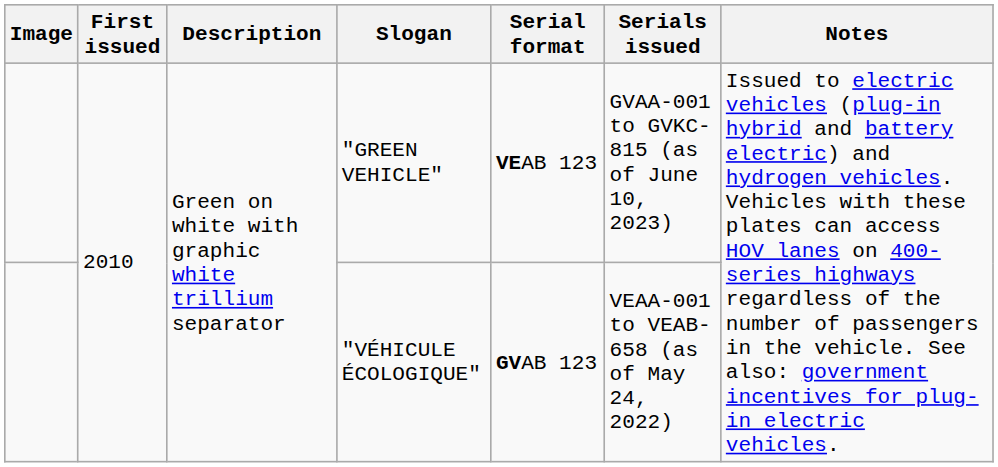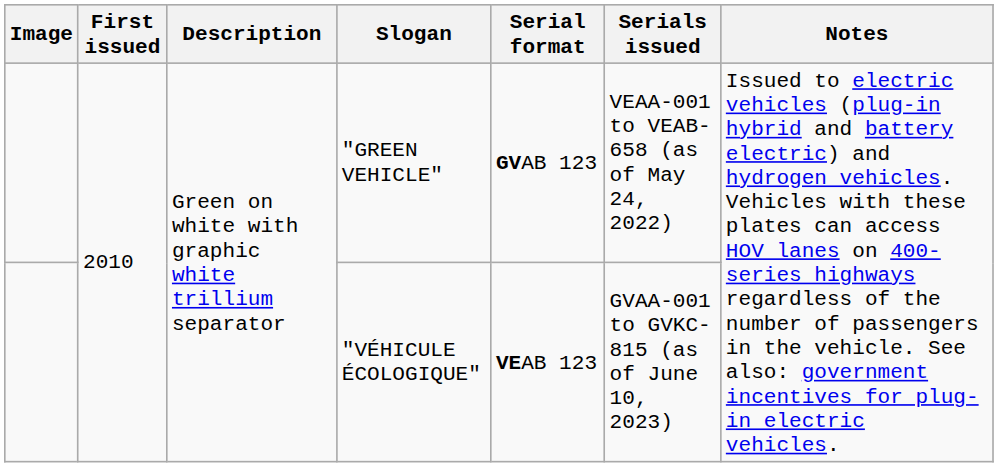(546, 163) VEAB 123 -> (546, 163) GVAB 123
(660, 163) GVAA-001 to GVKC-815 (as of June 10, 2023) -> (660, 163) VEAA-001 to VEAB-658 (as of May 24, 2022)
(546, 363) GVAB 123 -> (546, 363) VEAB 123
(660, 363) VEAA-001 to VEAB-658 (as of May 24, 2022) -> (660, 363) GVAA-001 to GVKC-815 (as of June 10, 2023)
